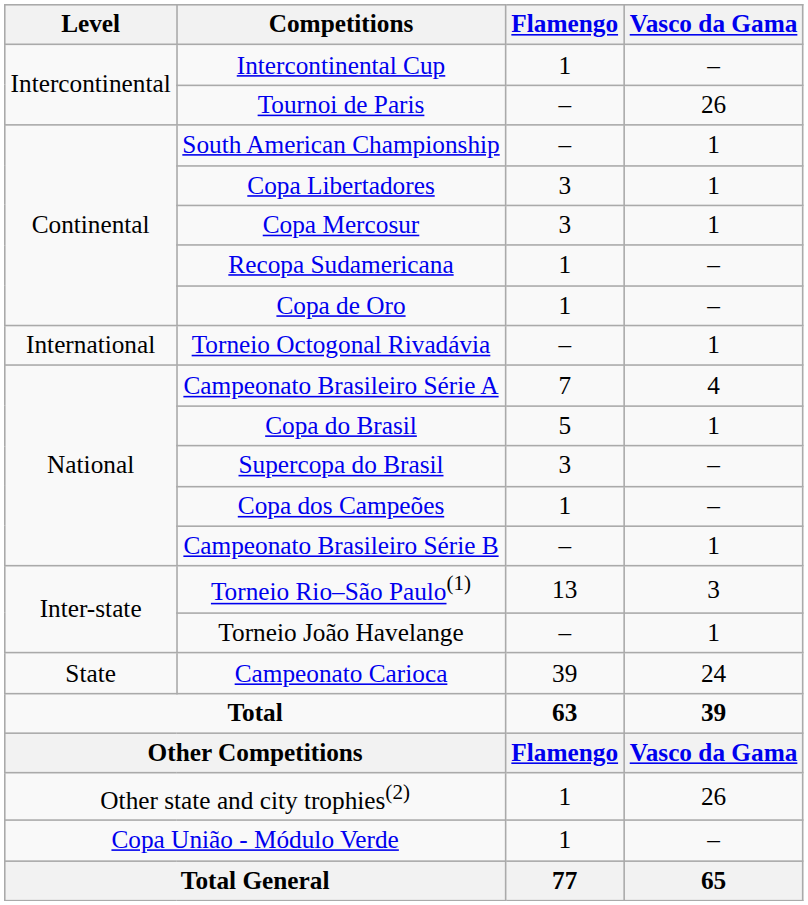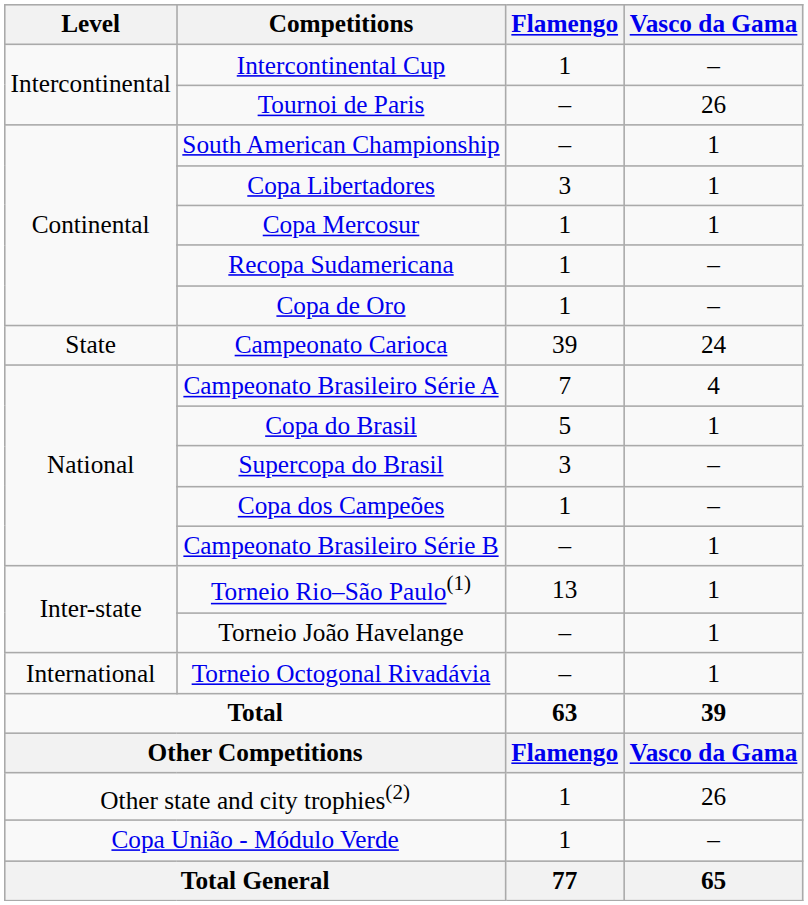(565, 225) 3 -> (565, 225) 1
rows swapped: (341, 345) <-> (341, 672)
(714, 589) 3 -> (714, 589) 1
